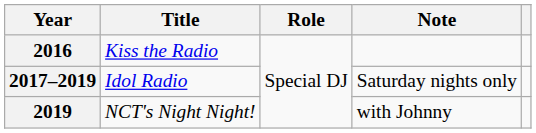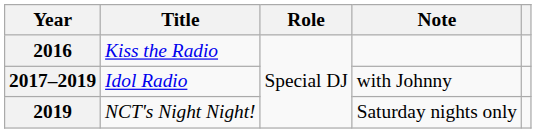(437, 81) Saturday nights only -> (404, 81) with Johnny
(404, 111) with Johnny -> (437, 111) Saturday nights only
